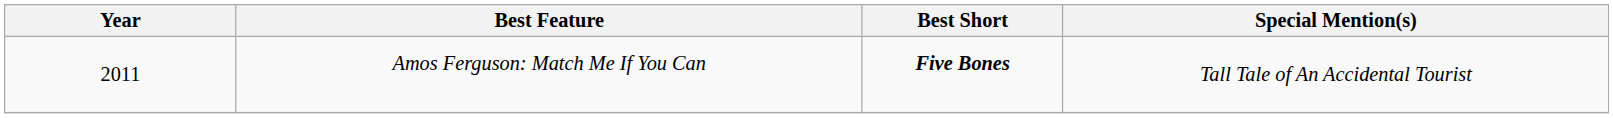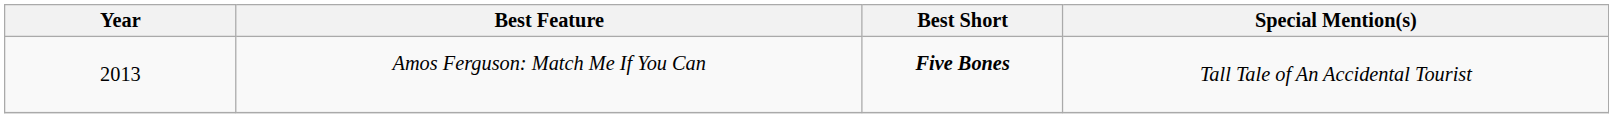(120, 74) 2011 -> (120, 74) 2013
